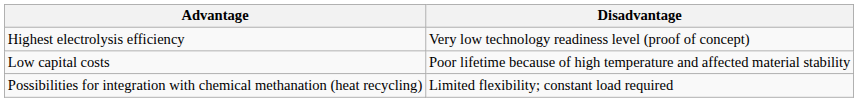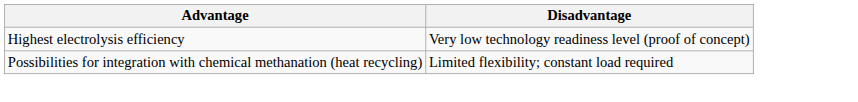- row: (59, 62)
